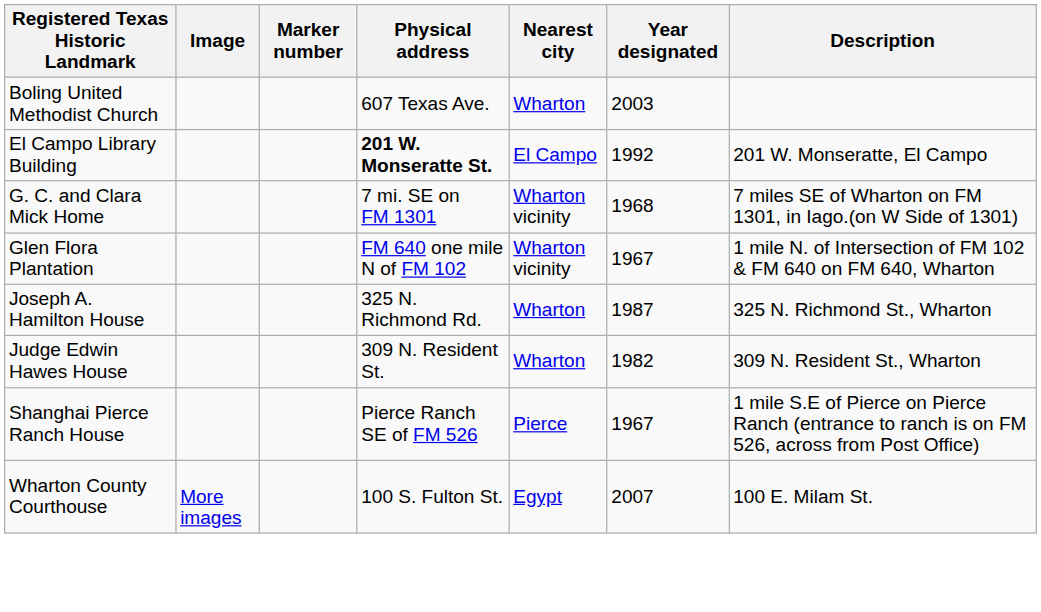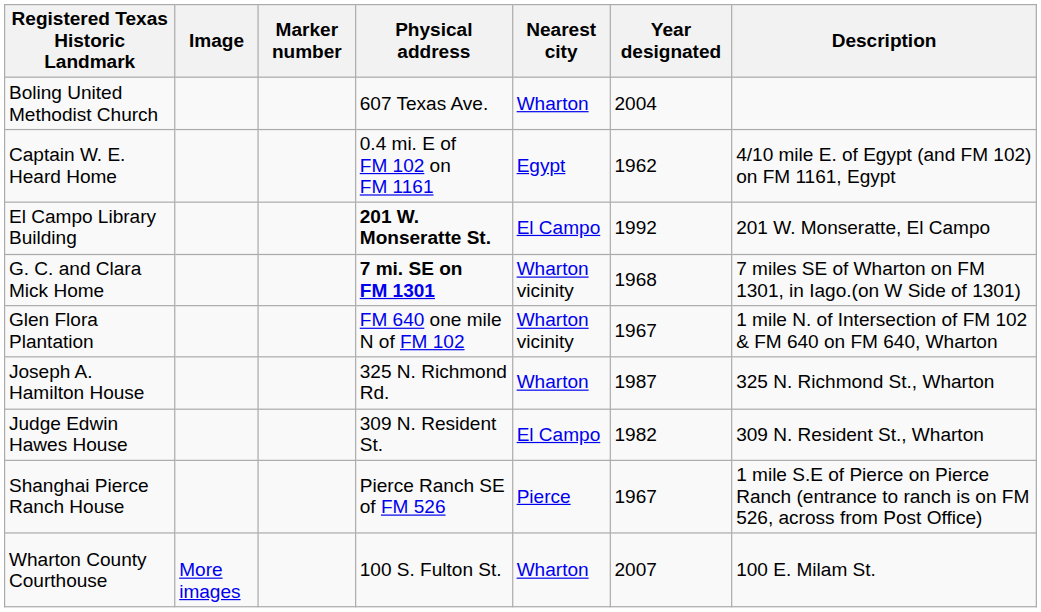(633, 103) 2003 -> (636, 103) 2004
+ row: (67, 165)
(410, 206) normal -> (411, 279) bold
(549, 361) Wharton -> (558, 434) El Campo
(538, 496) Egypt -> (553, 569) Wharton
